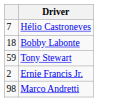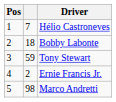+ column: (14, 11)
